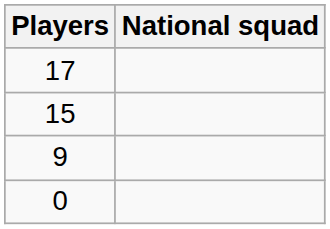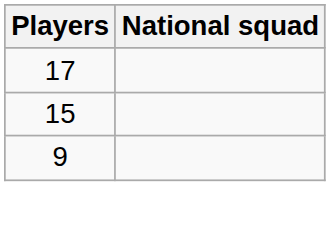- row: (60, 200)
